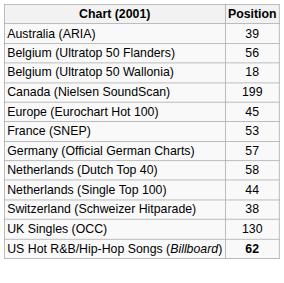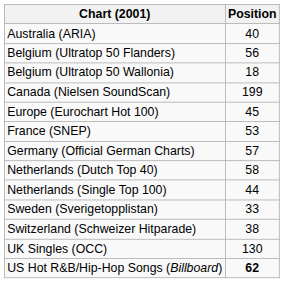(252, 33) 39 -> (252, 33) 40
+ row: (83, 209)
